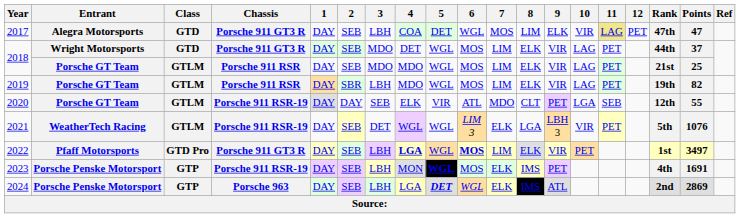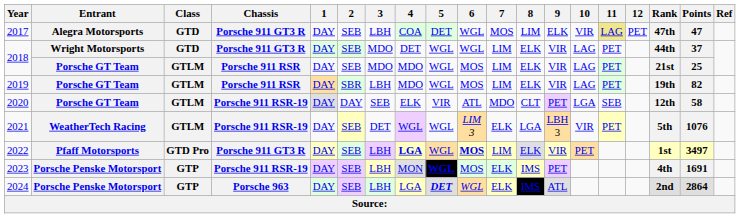(472, 49) MOS -> (472, 49) WGL
(697, 102) 55 -> (697, 102) 58
(697, 186) 2869 -> (697, 186) 2864
